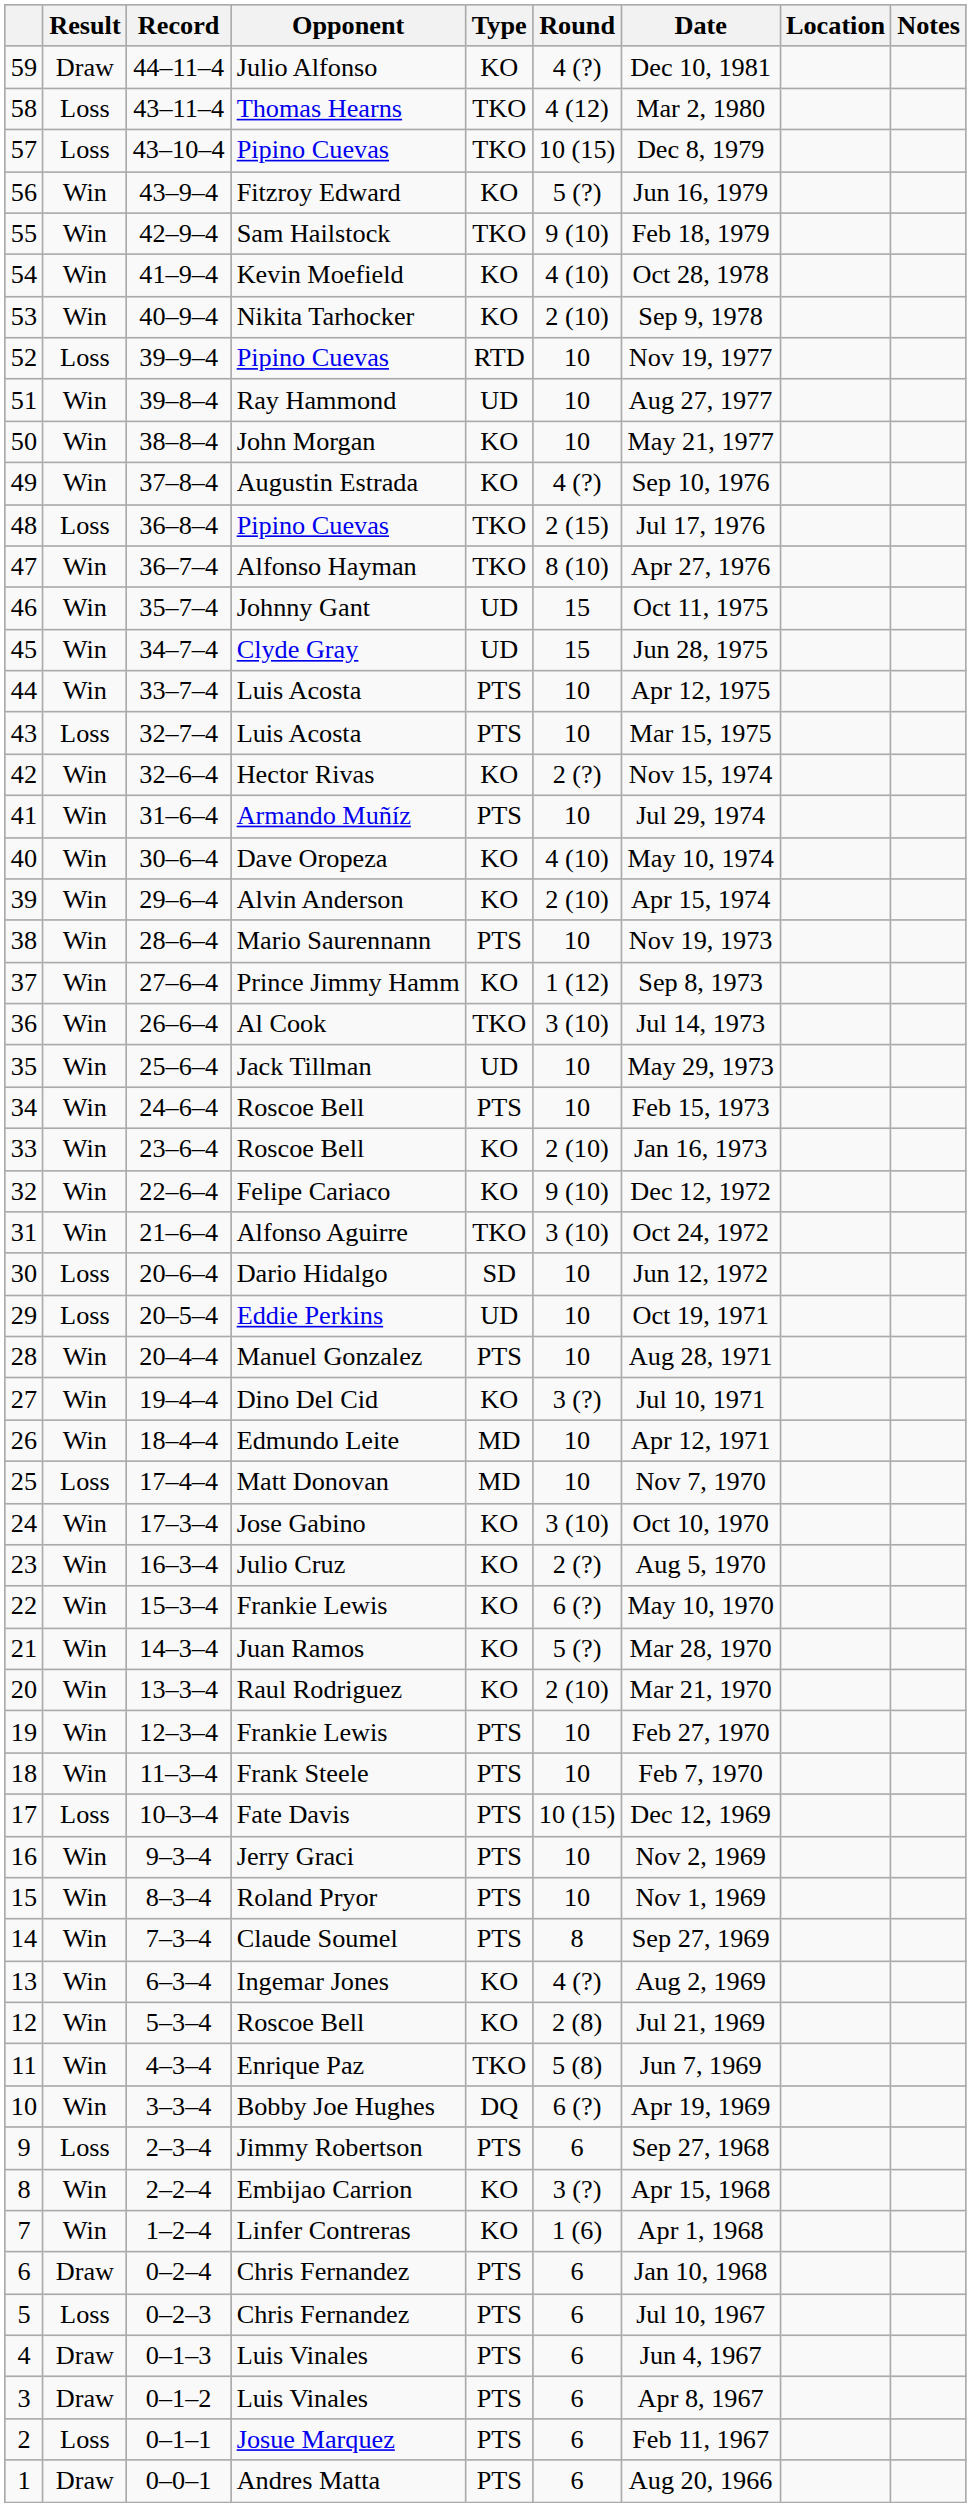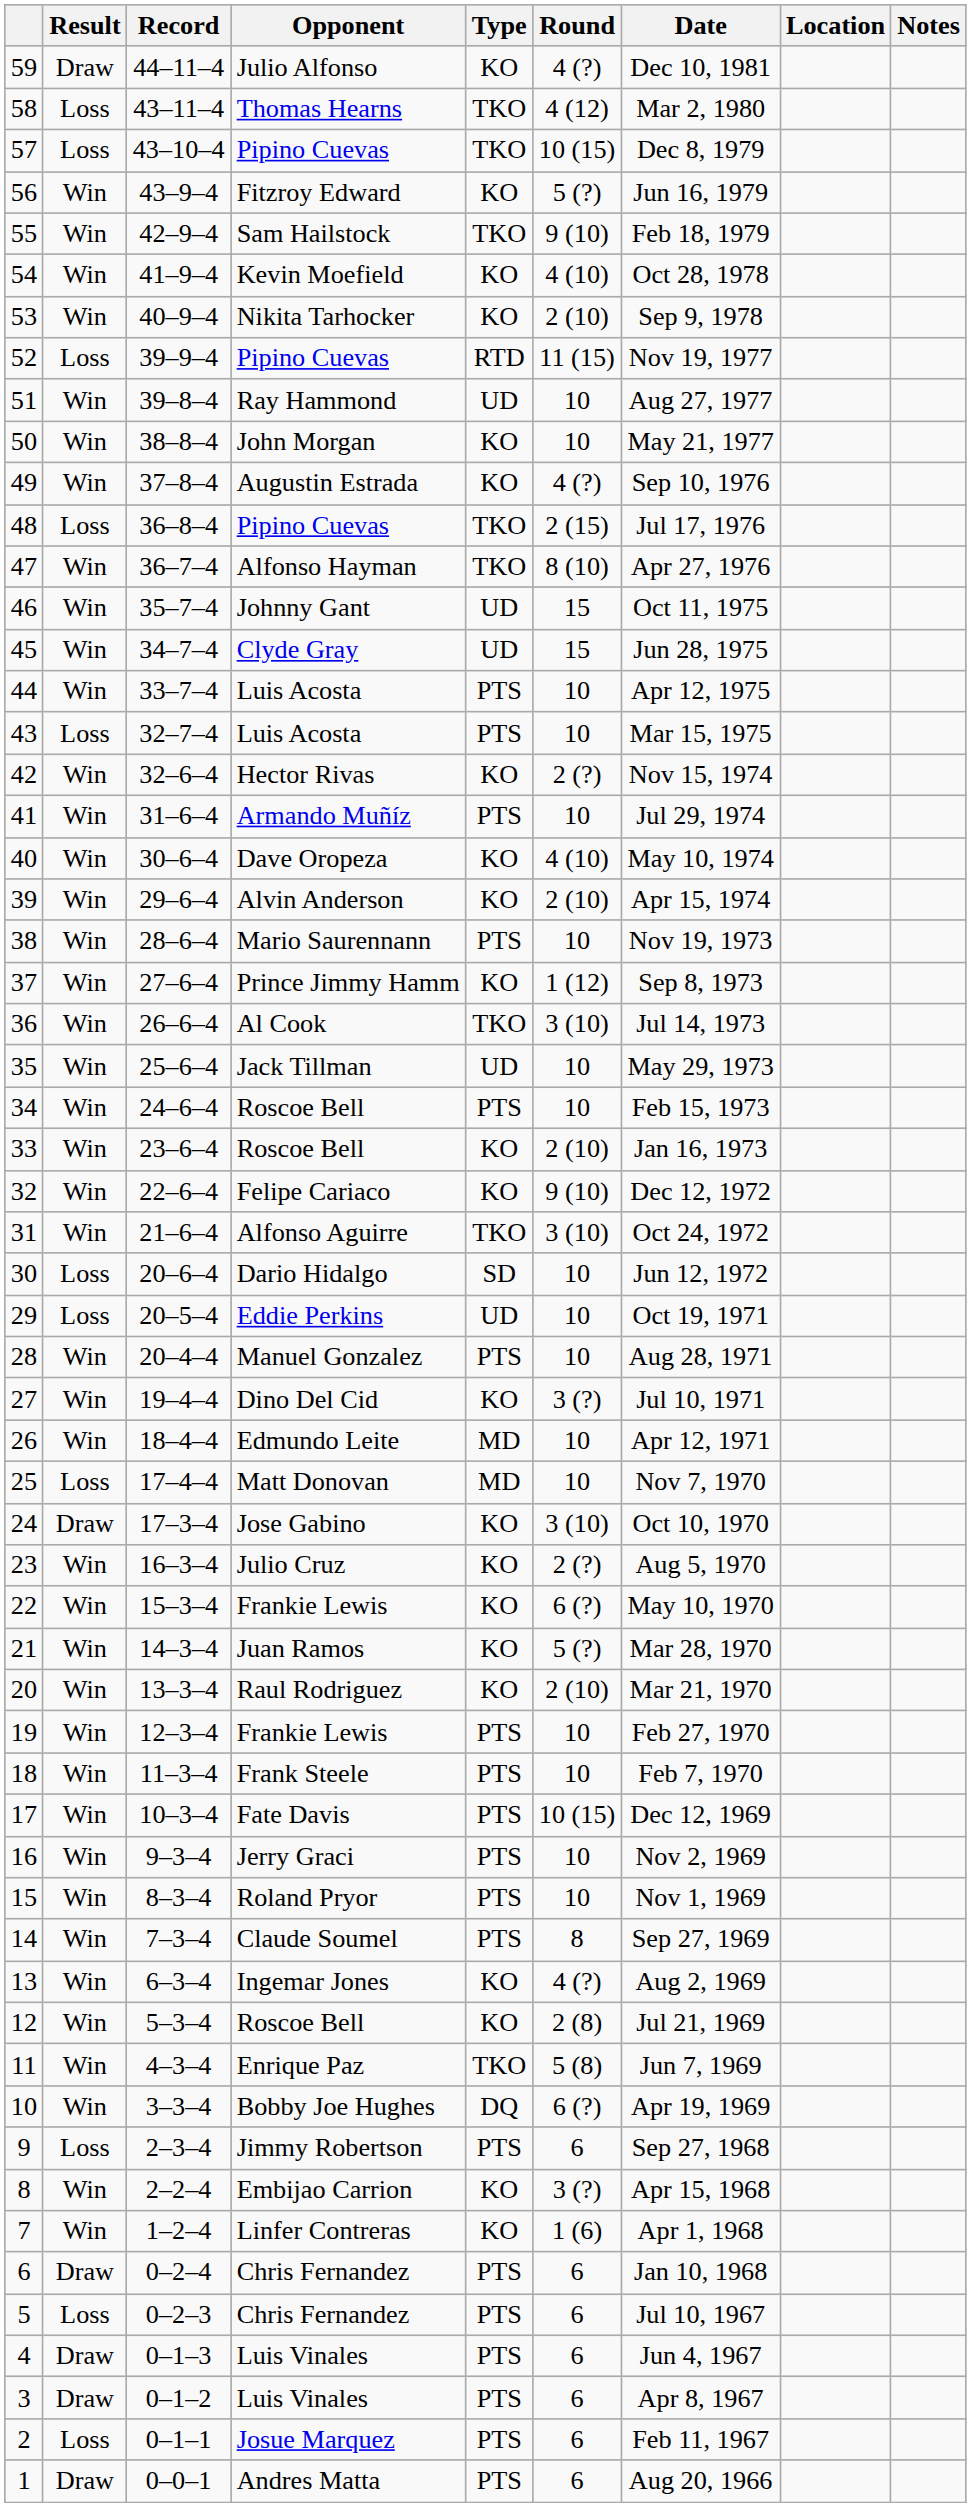(577, 358) 10 -> (577, 358) 11 (15)
(85, 1523) Win -> (85, 1523) Draw
(85, 1814) Loss -> (85, 1814) Win
